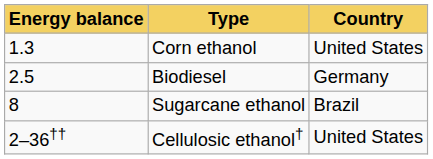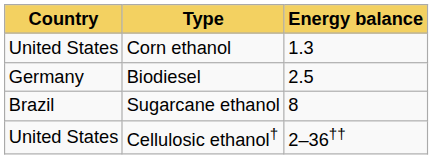columns swapped: (368, 18) <-> (76, 18)
